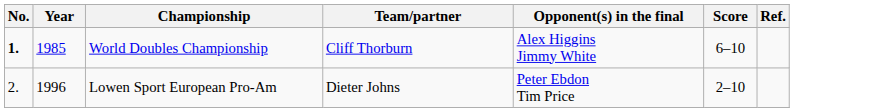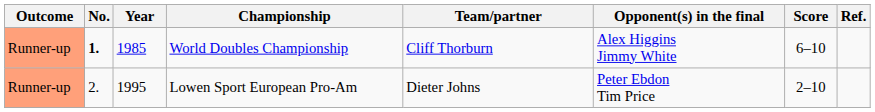+ column: (45, 16)
(51, 87) 1996 -> (131, 87) 1995
